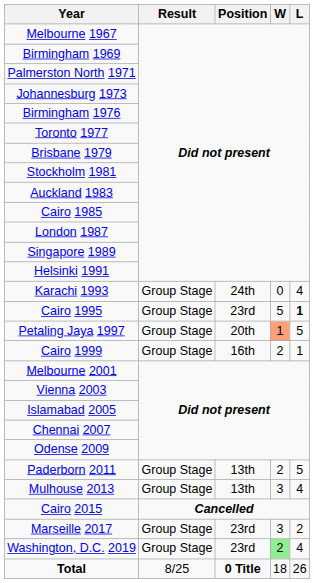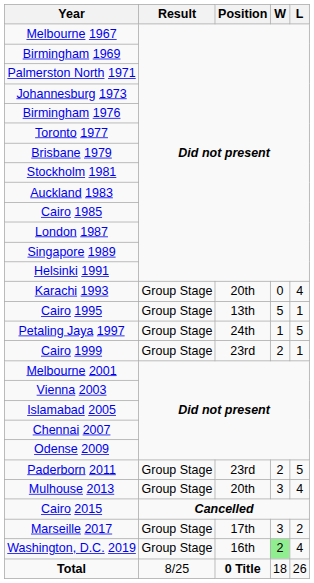(243, 291) 24th -> (243, 291) 20th
(243, 311) 23rd -> (243, 311) 13th
(300, 311) bold -> (300, 311) normal
(243, 331) 20th -> (243, 331) 24th
(280, 331) lightsalmon background -> (280, 331) no background
(243, 350) 16th -> (243, 350) 23rd
(243, 469) 13th -> (243, 469) 23rd
(243, 489) 13th -> (243, 489) 20th
(243, 529) 23rd -> (243, 529) 17th
(243, 548) 23rd -> (243, 548) 16th
